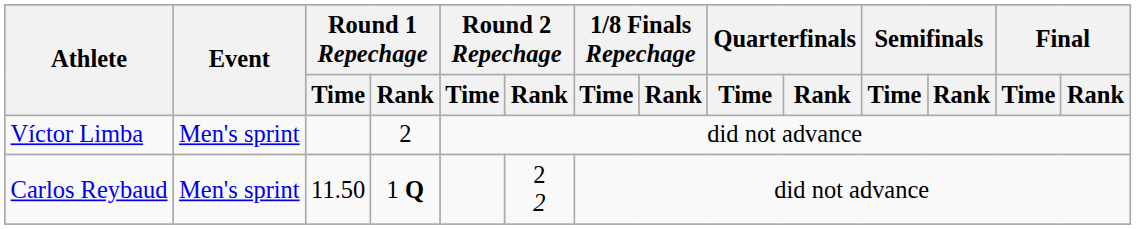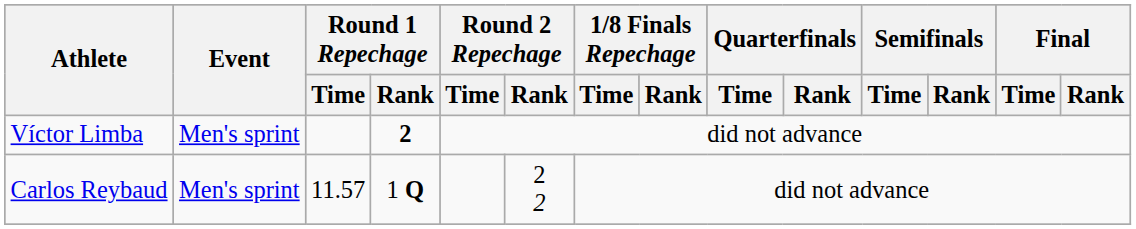(405, 134) normal -> (405, 134) bold
(338, 189) 11.50 -> (338, 189) 11.57
